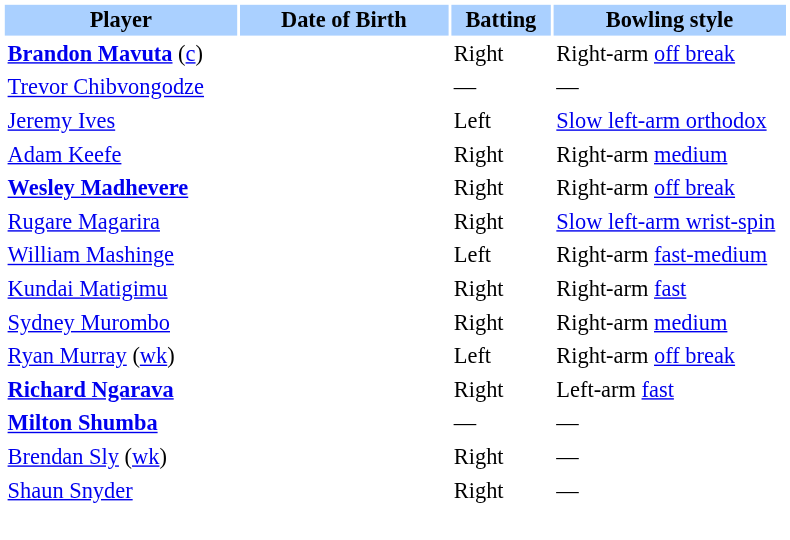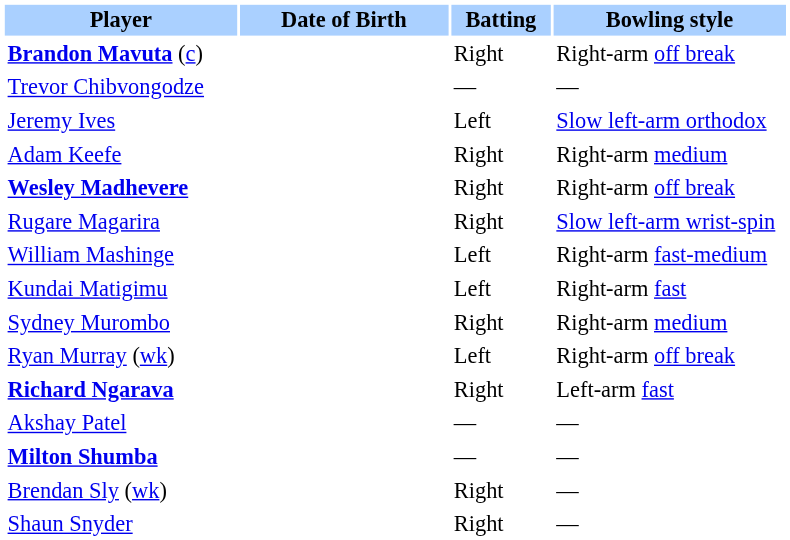(479, 288) Right -> (472, 288) Left
+ row: (67, 423)
